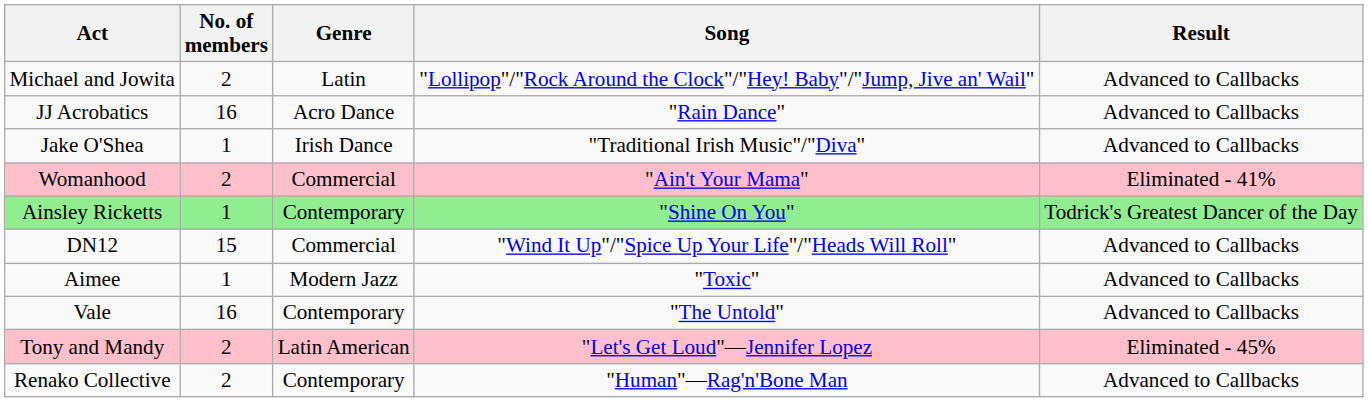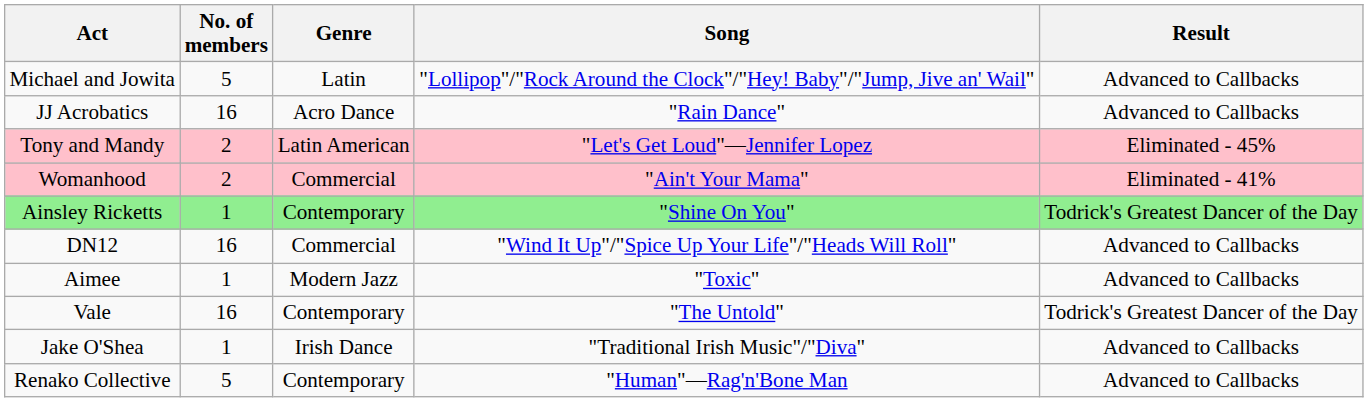(226, 78) 2 -> (226, 78) 5
rows swapped: (92, 145) <-> (92, 346)
(226, 245) 15 -> (226, 245) 16
(1201, 312) Advanced to Callbacks -> (1201, 312) Todrick's Greatest Dancer of the Day
(226, 379) 2 -> (226, 379) 5
